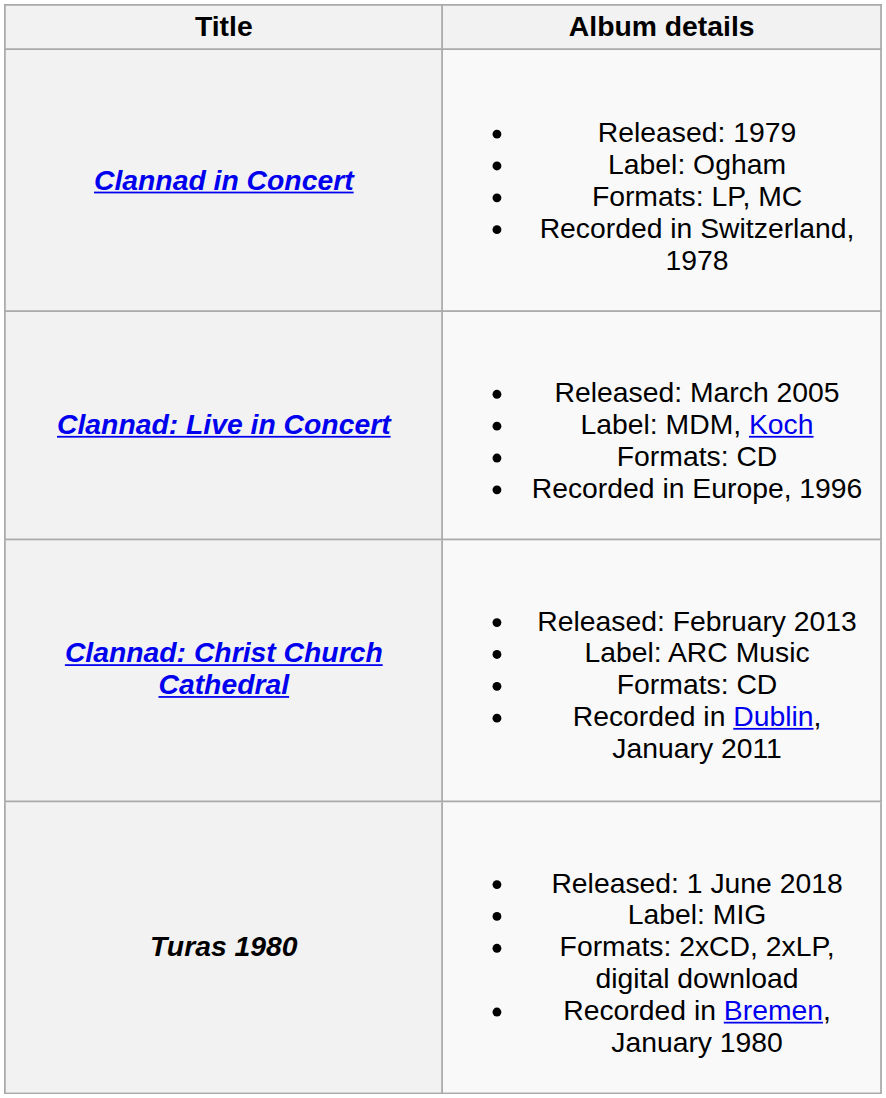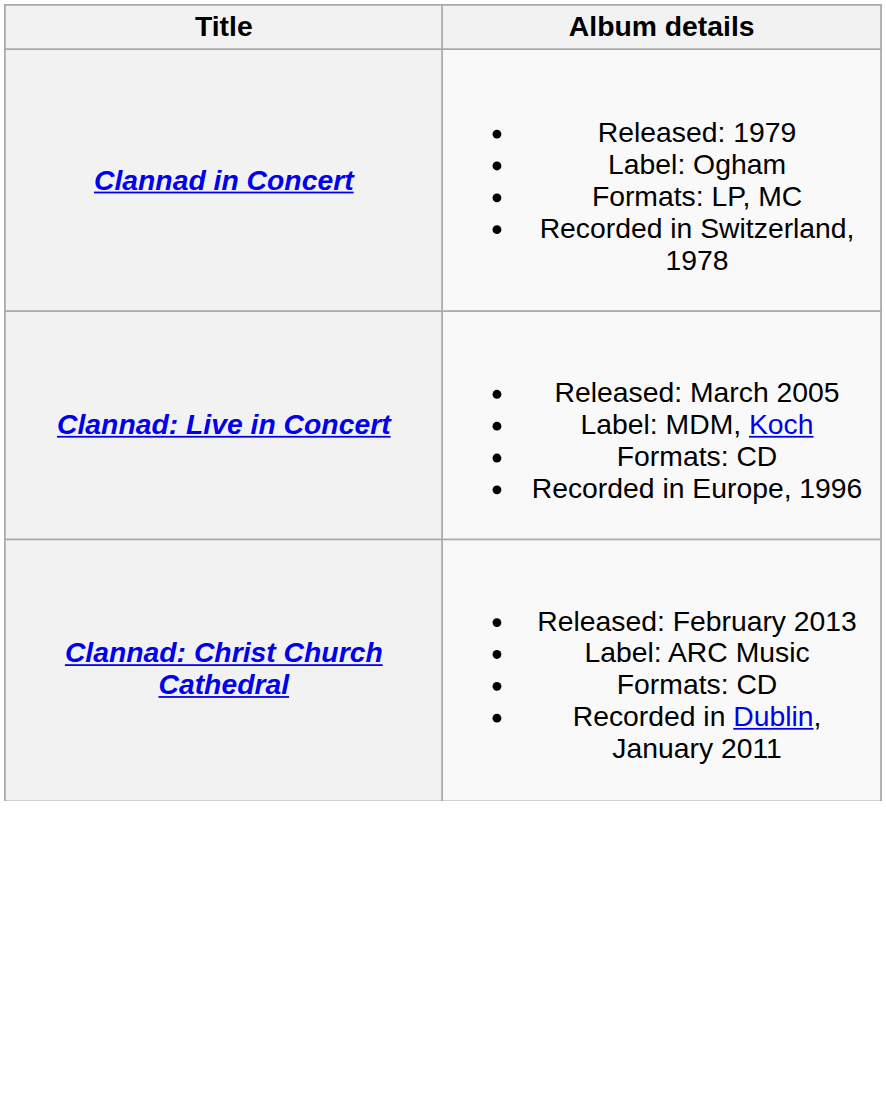- row: (224, 946)
